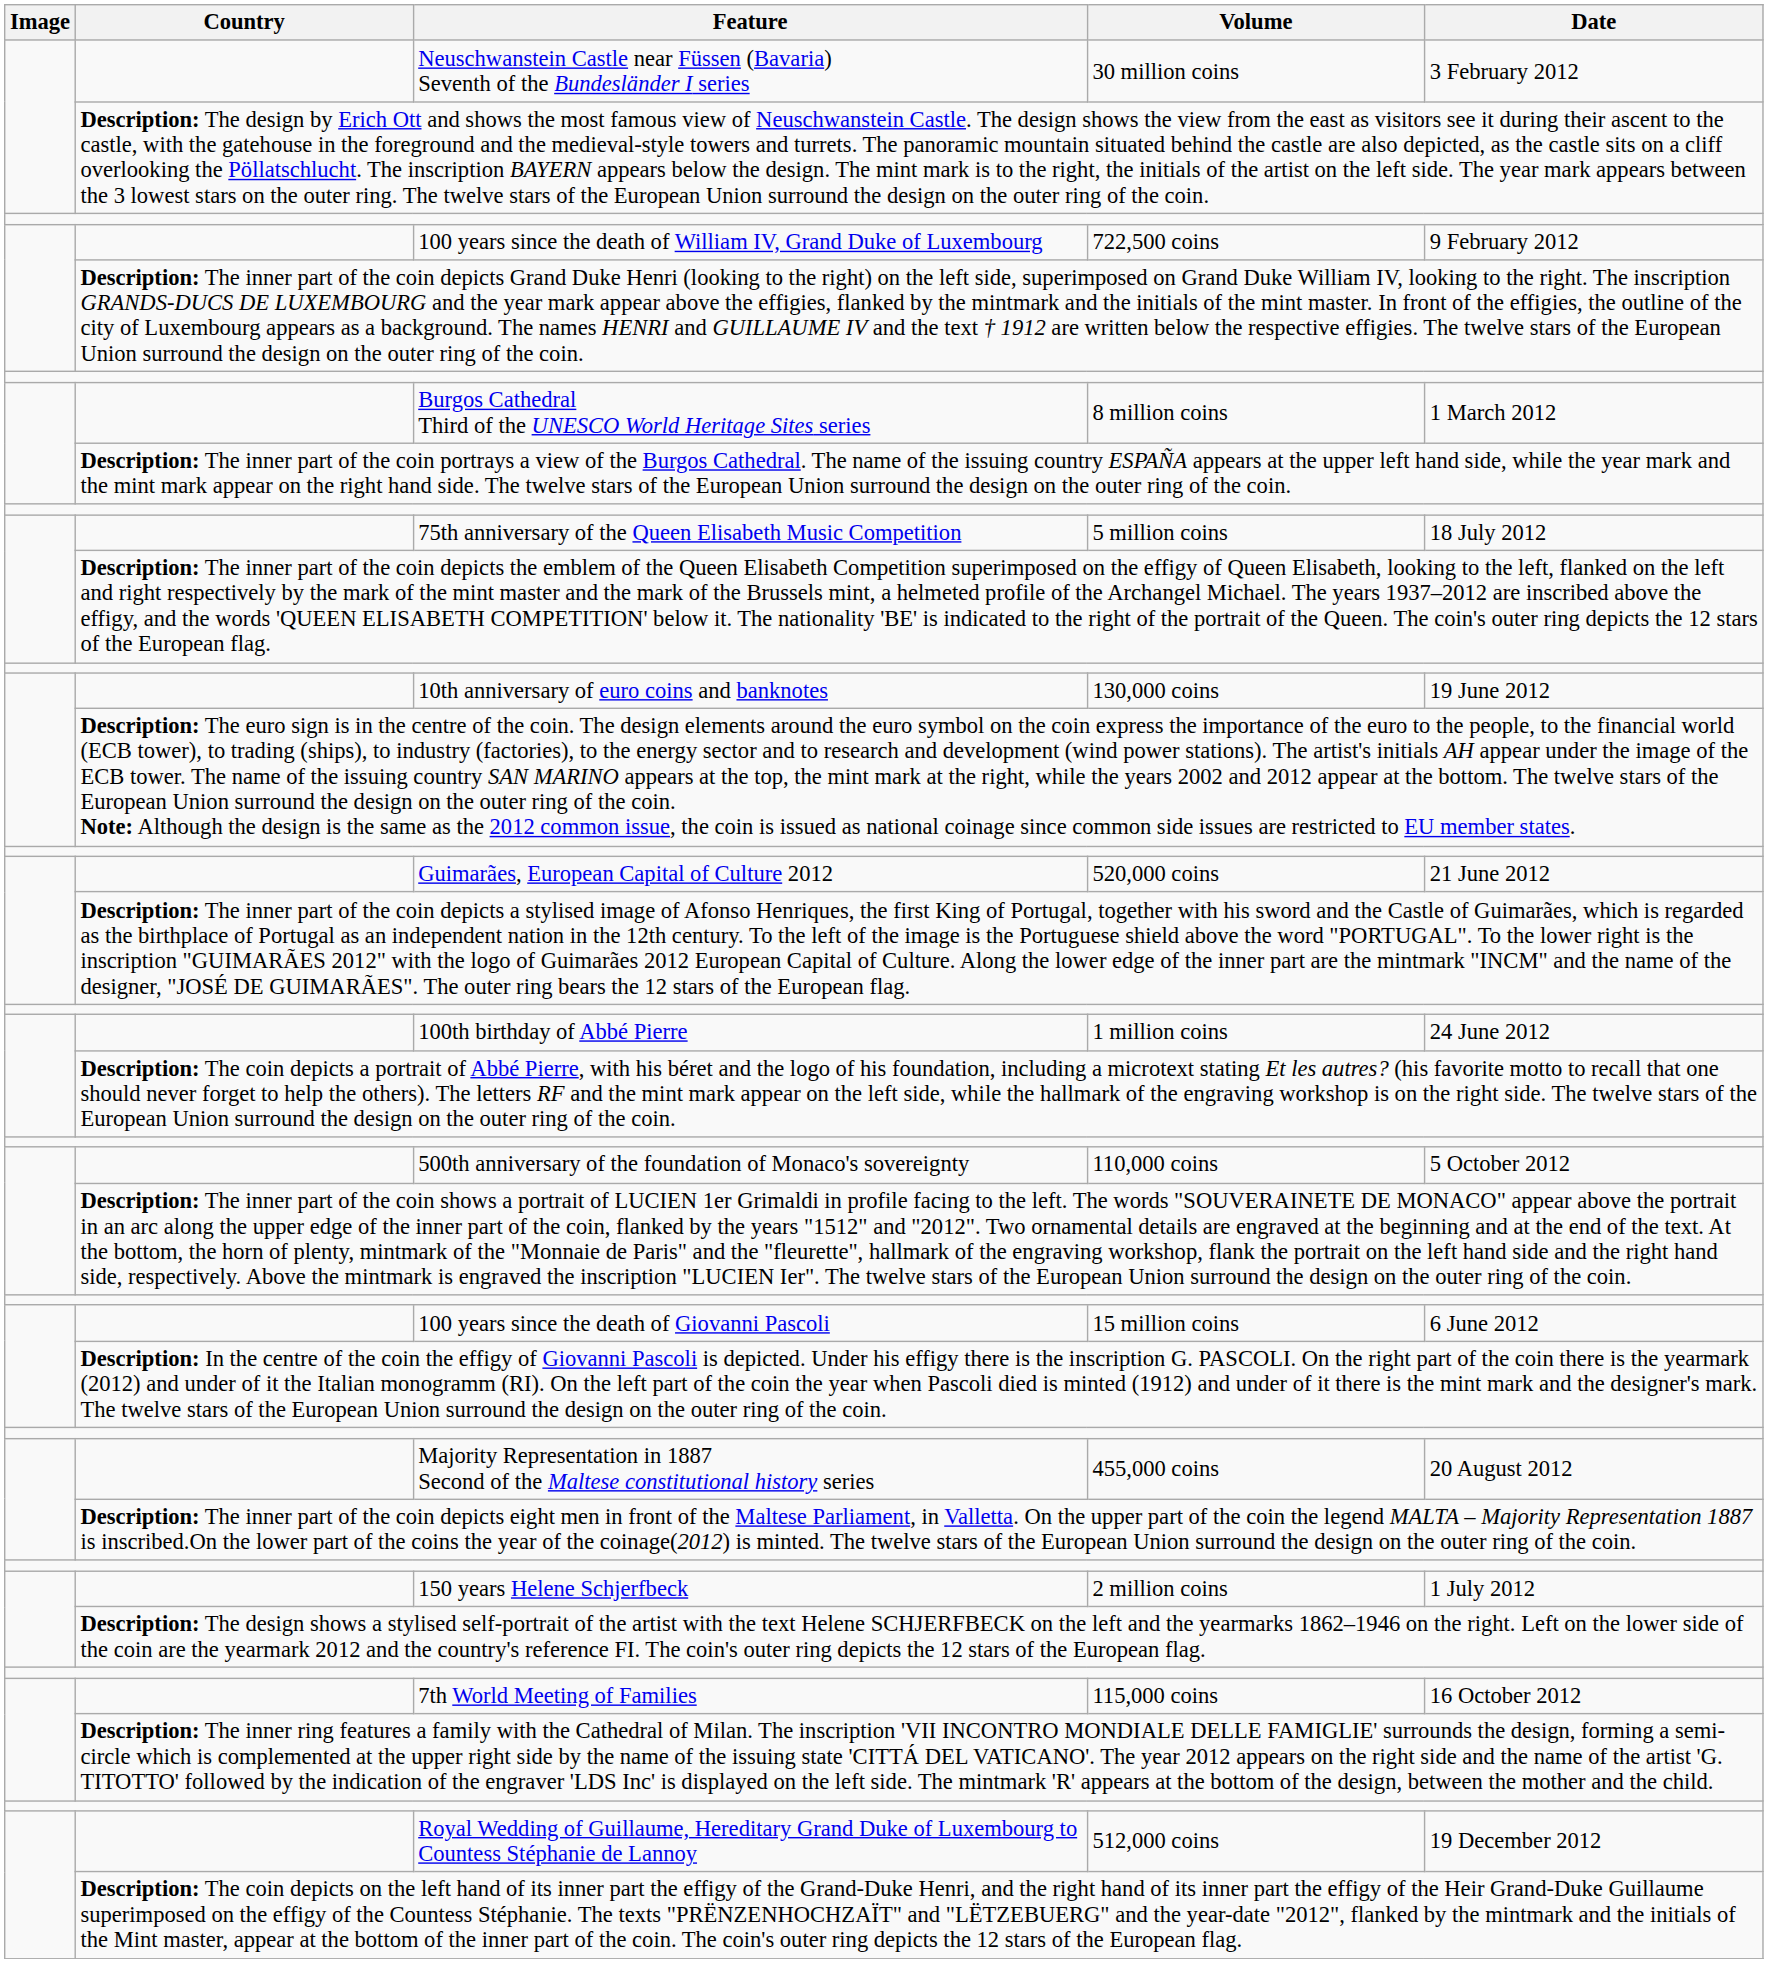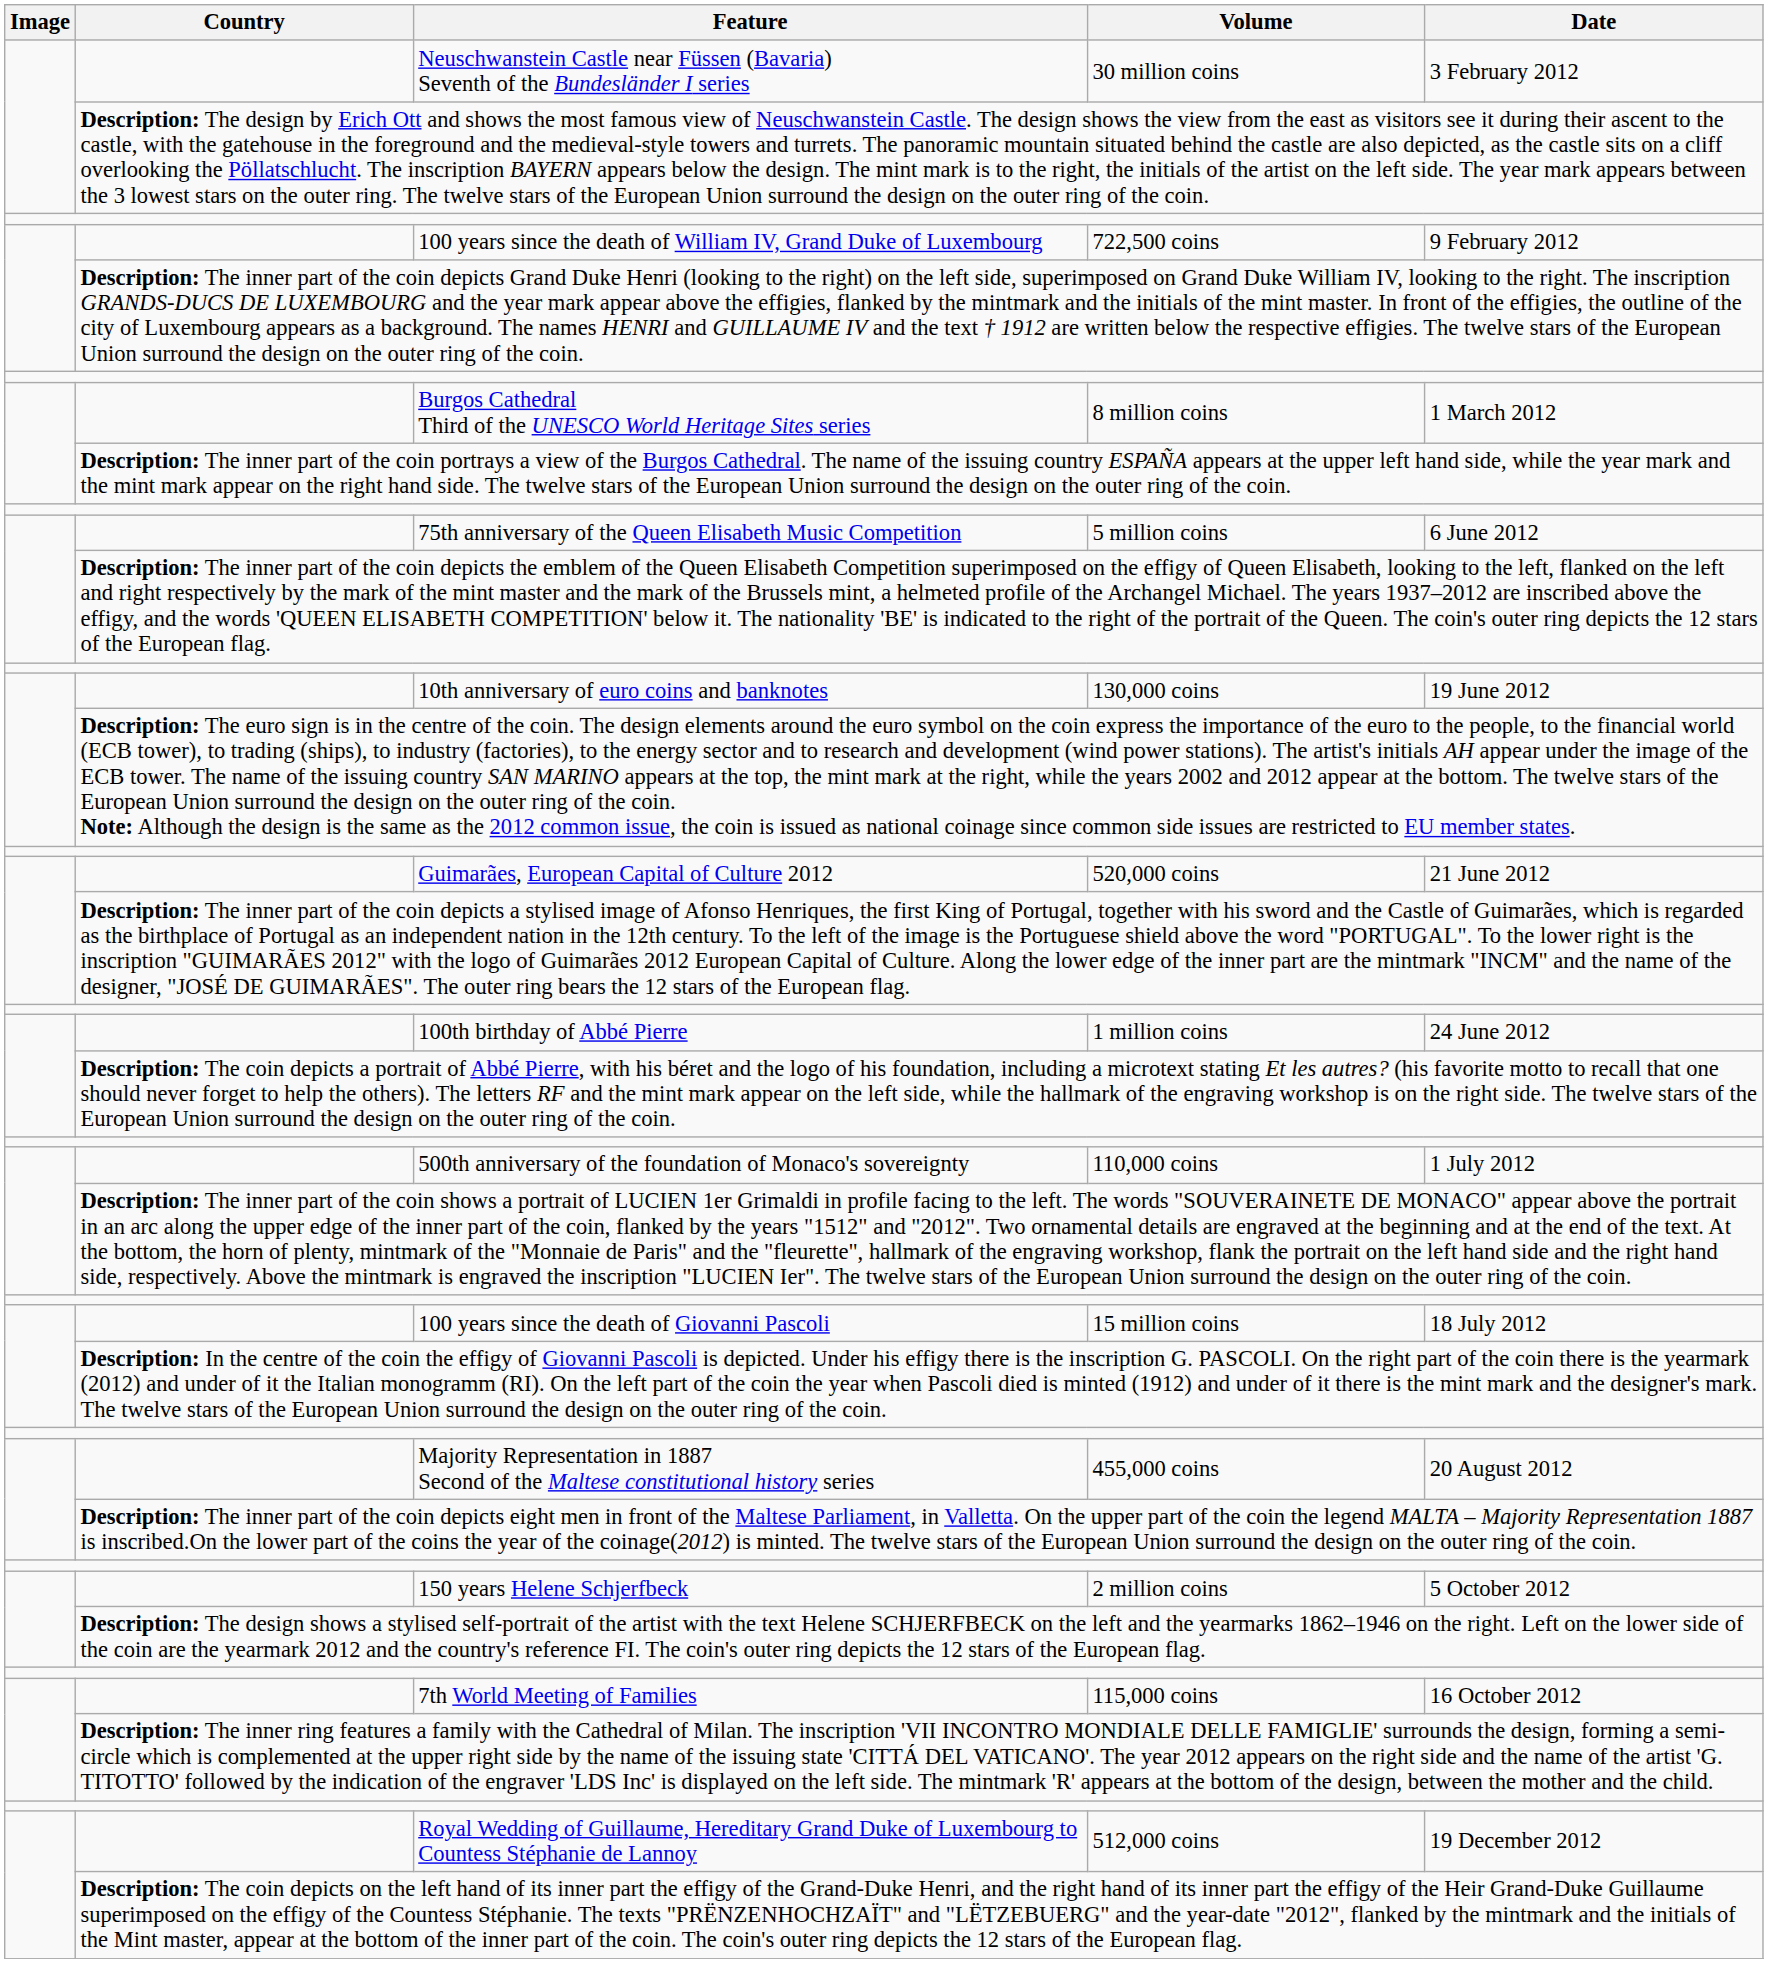(1488, 532) 18 July 2012 -> (1484, 532) 6 June 2012
(1500, 1164) 5 October 2012 -> (1482, 1164) 1 July 2012
(1484, 1322) 6 June 2012 -> (1488, 1322) 18 July 2012
(1482, 1588) 1 July 2012 -> (1500, 1588) 5 October 2012
